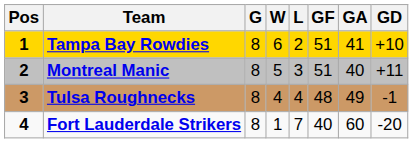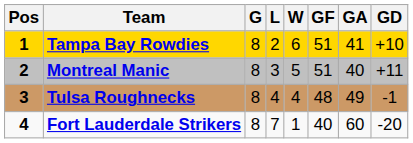columns swapped: (278, 17) <-> (298, 17)
